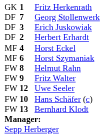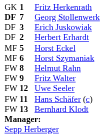(10, 17) normal -> (10, 17) bold
(22, 48) 4 -> (22, 48) 5
(24, 99) 10 -> (24, 99) 11
